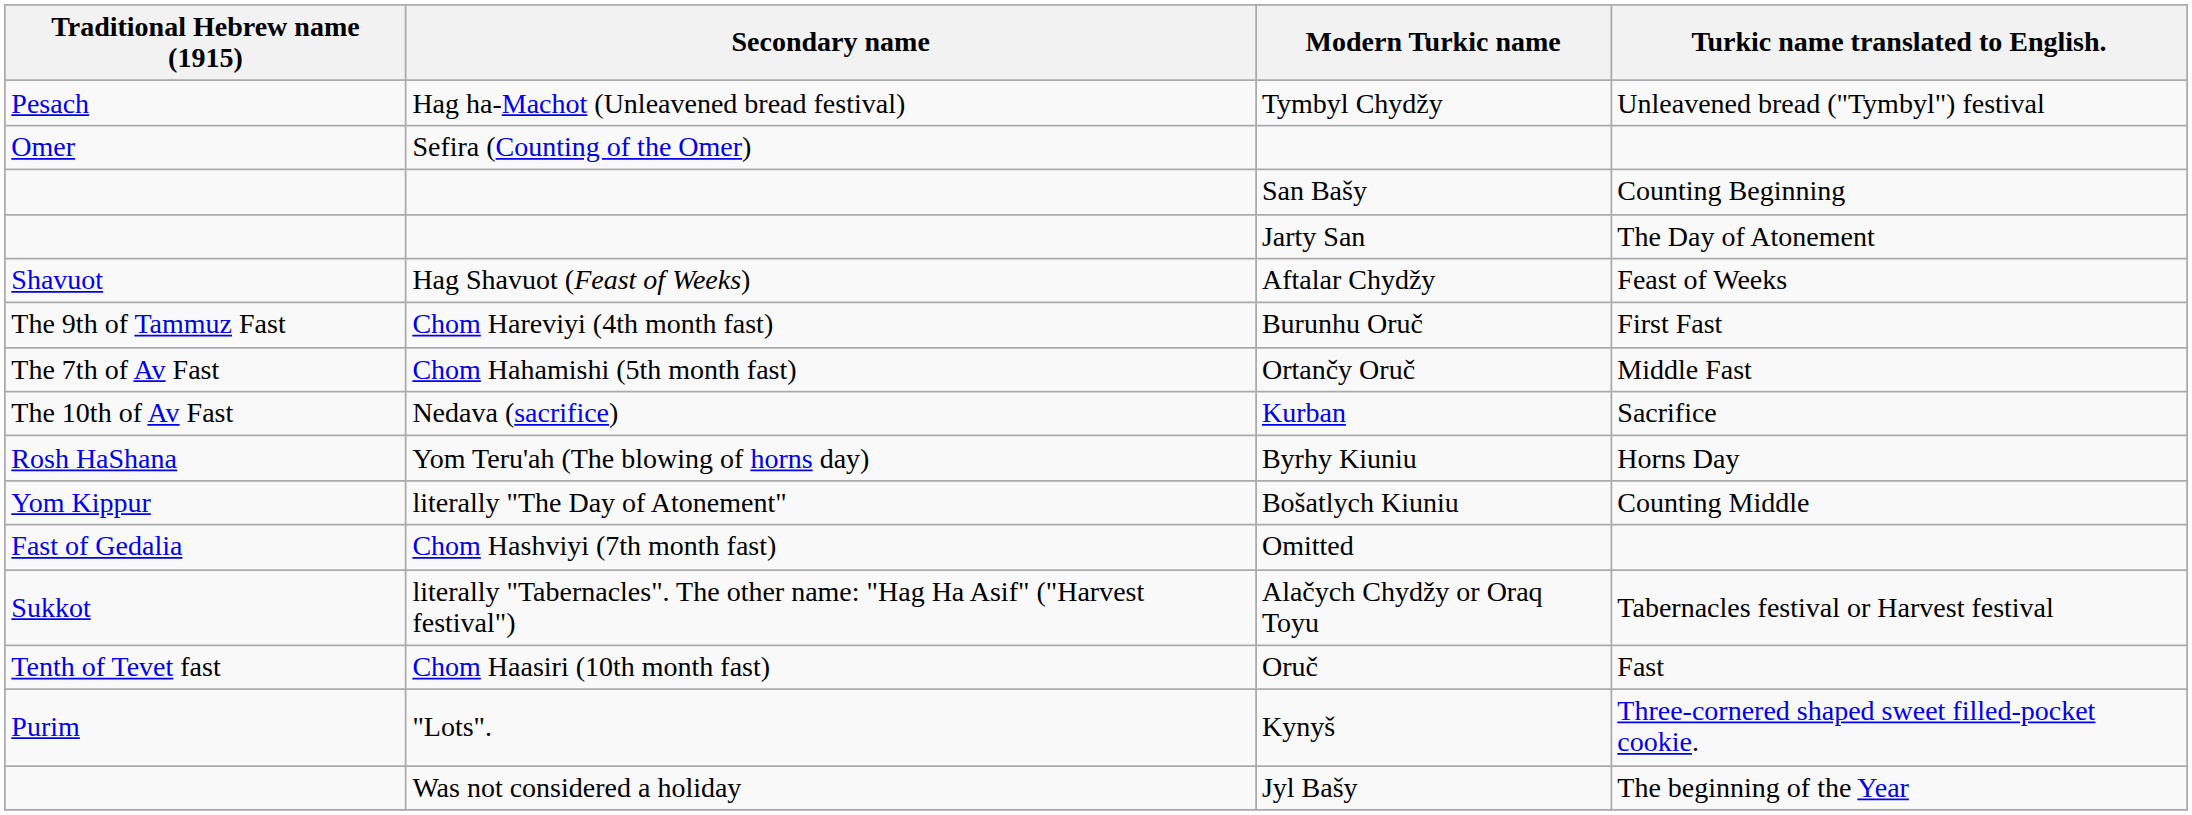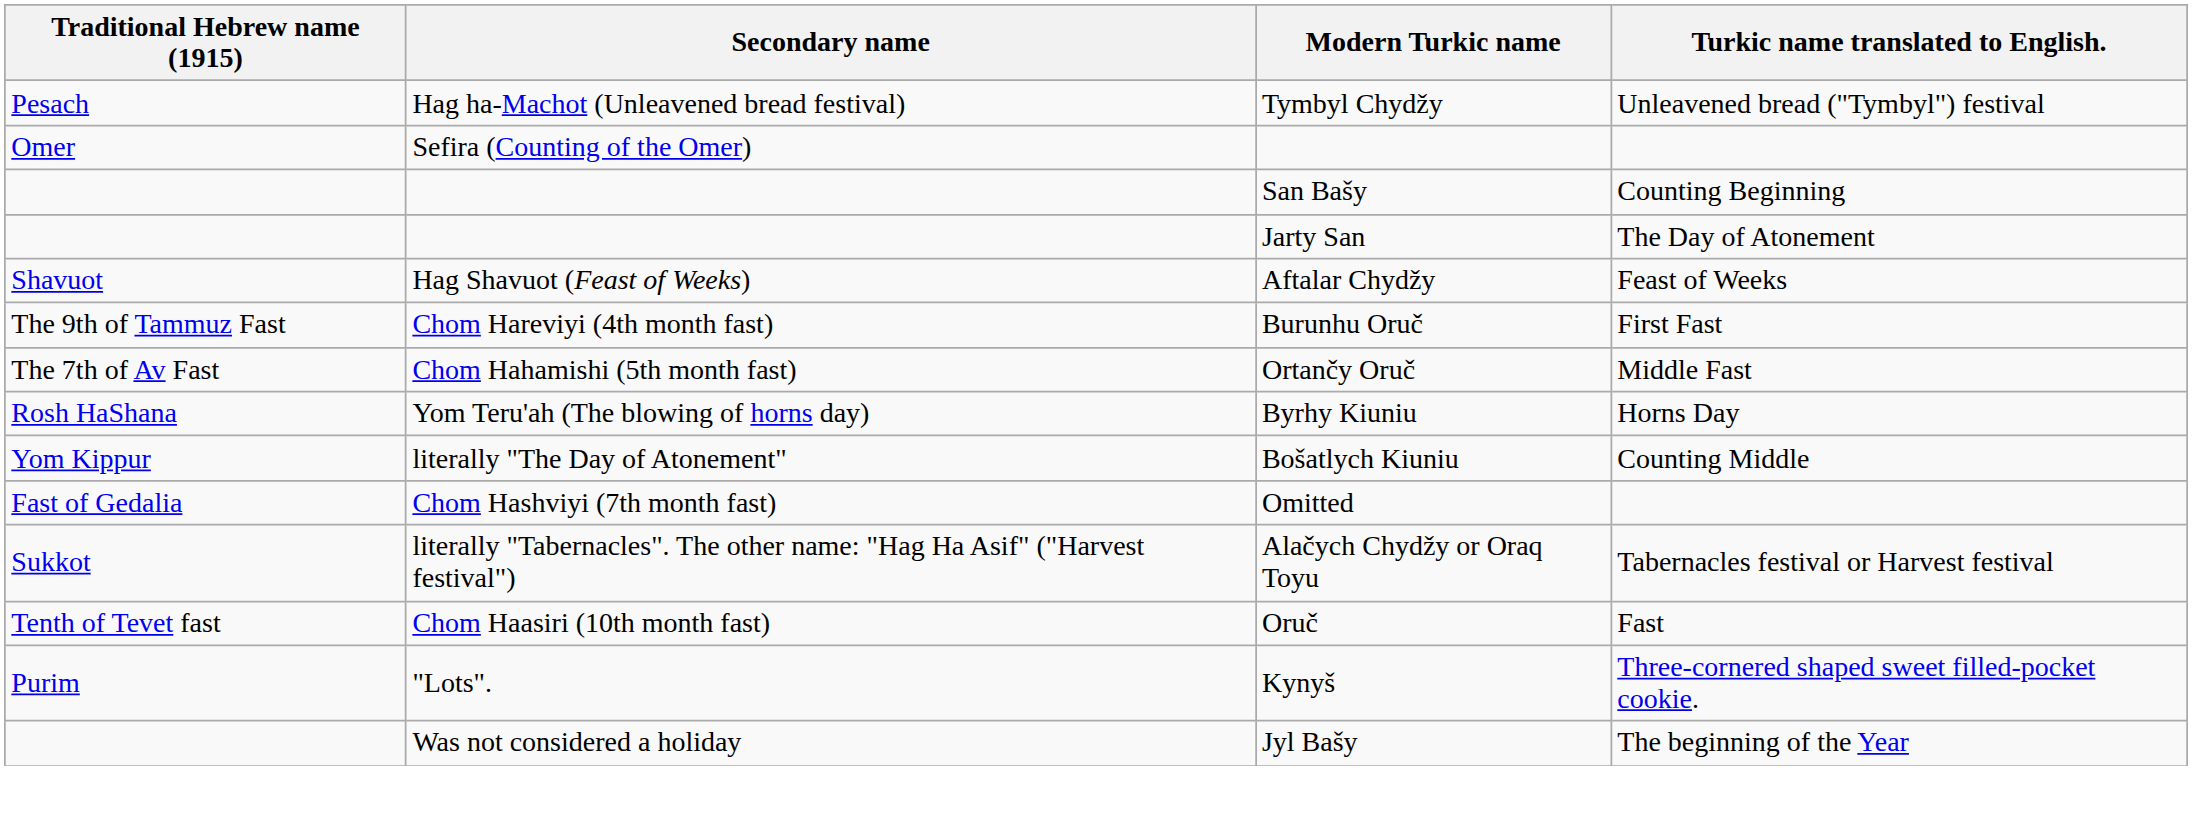- row: (1304, 413)
